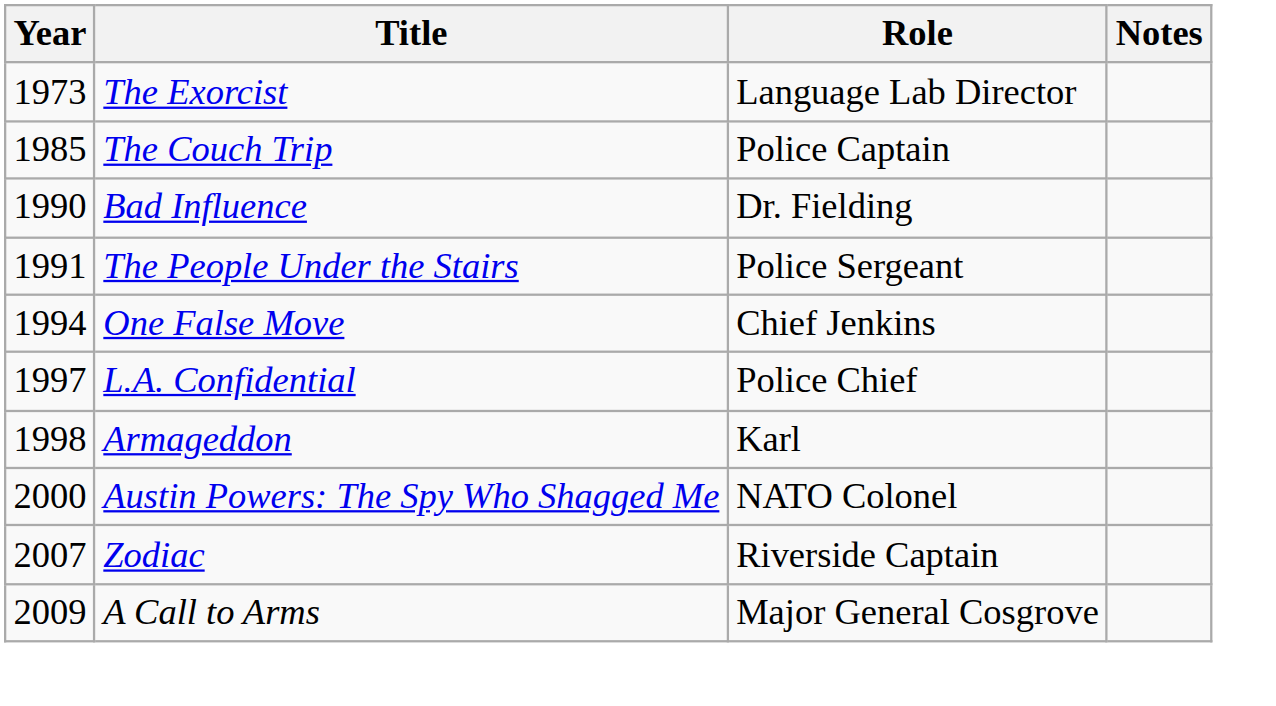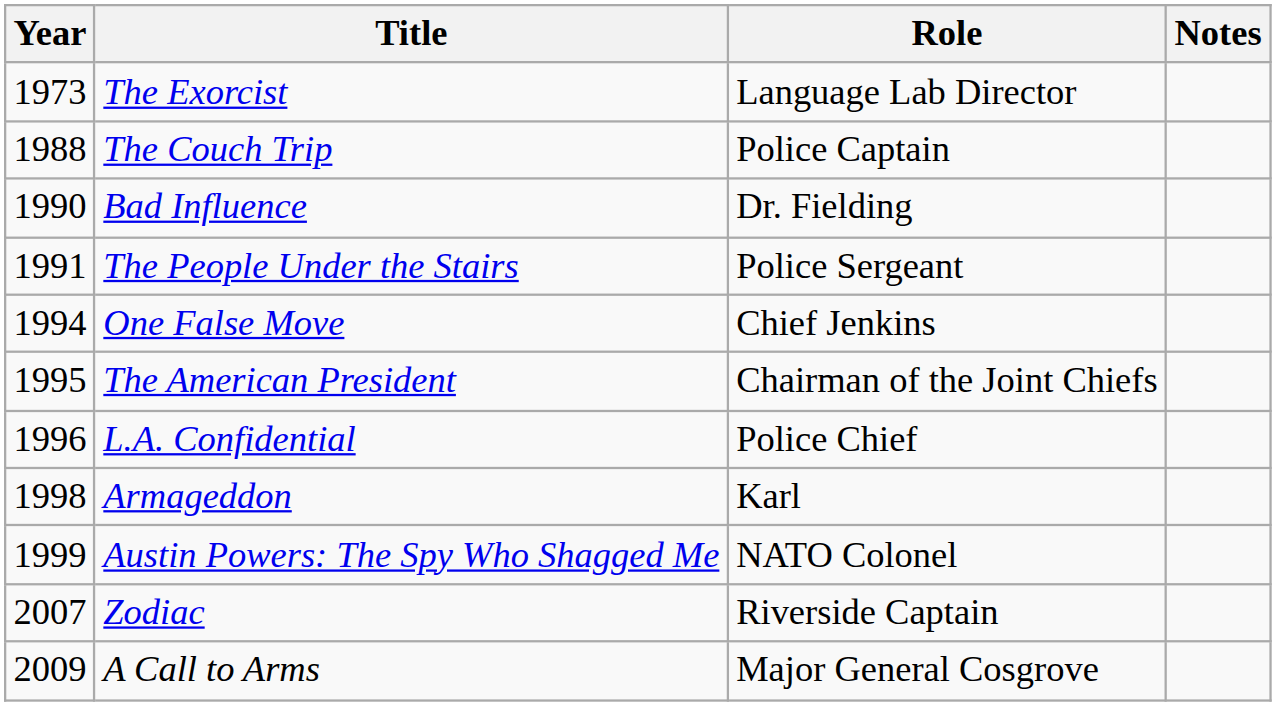(50, 149) 1985 -> (50, 149) 1988
+ row: (280, 380)
(50, 380) 1997 -> (50, 438) 1996
(50, 496) 2000 -> (50, 554) 1999
